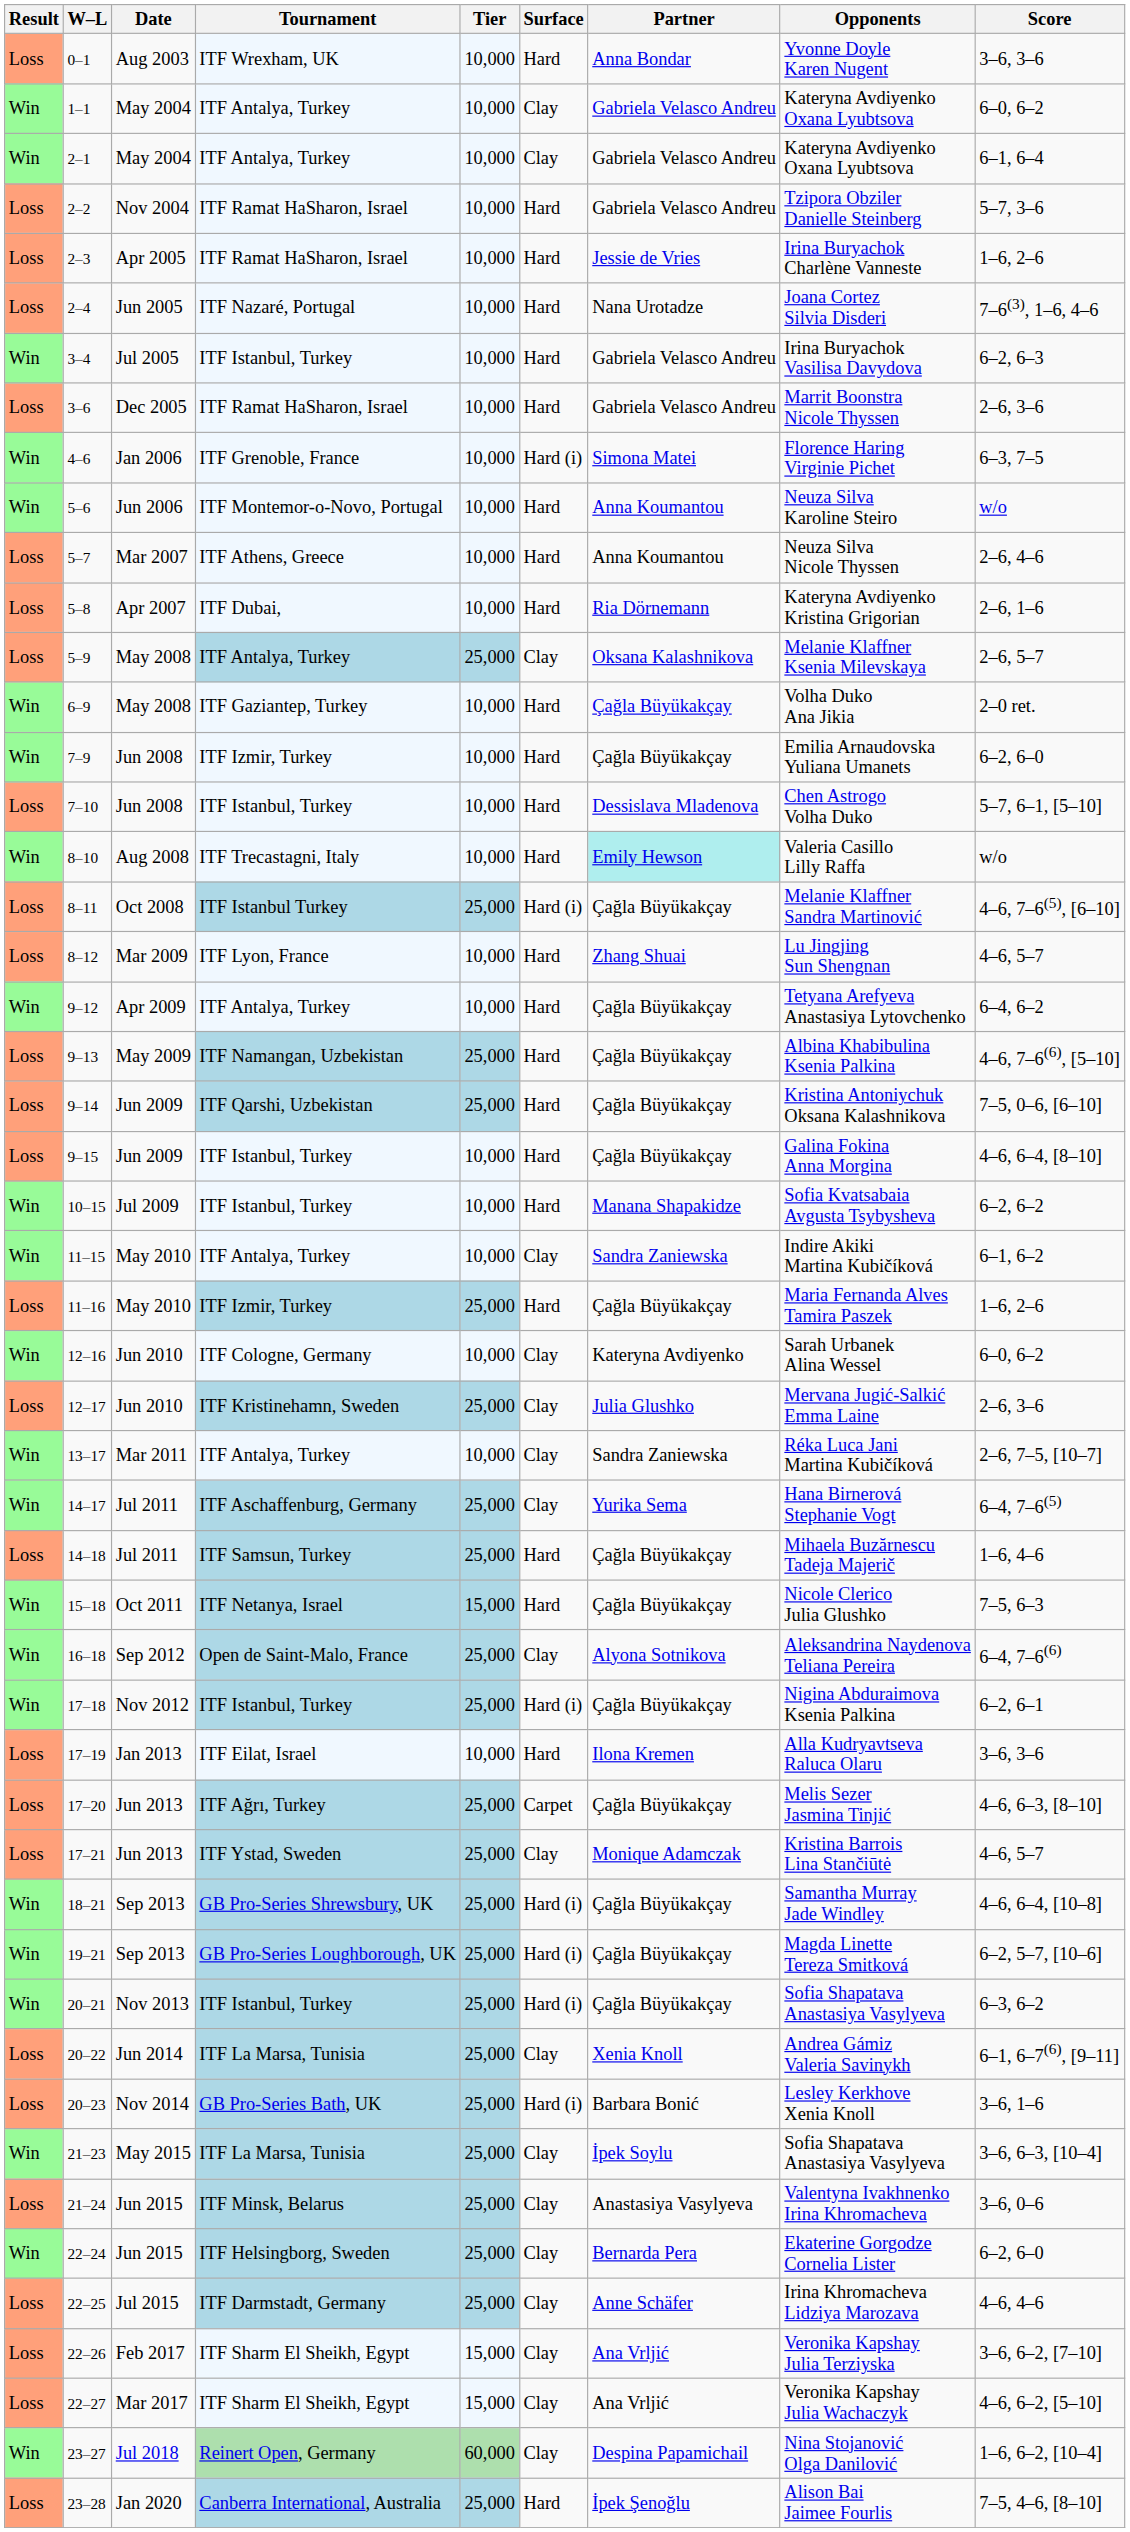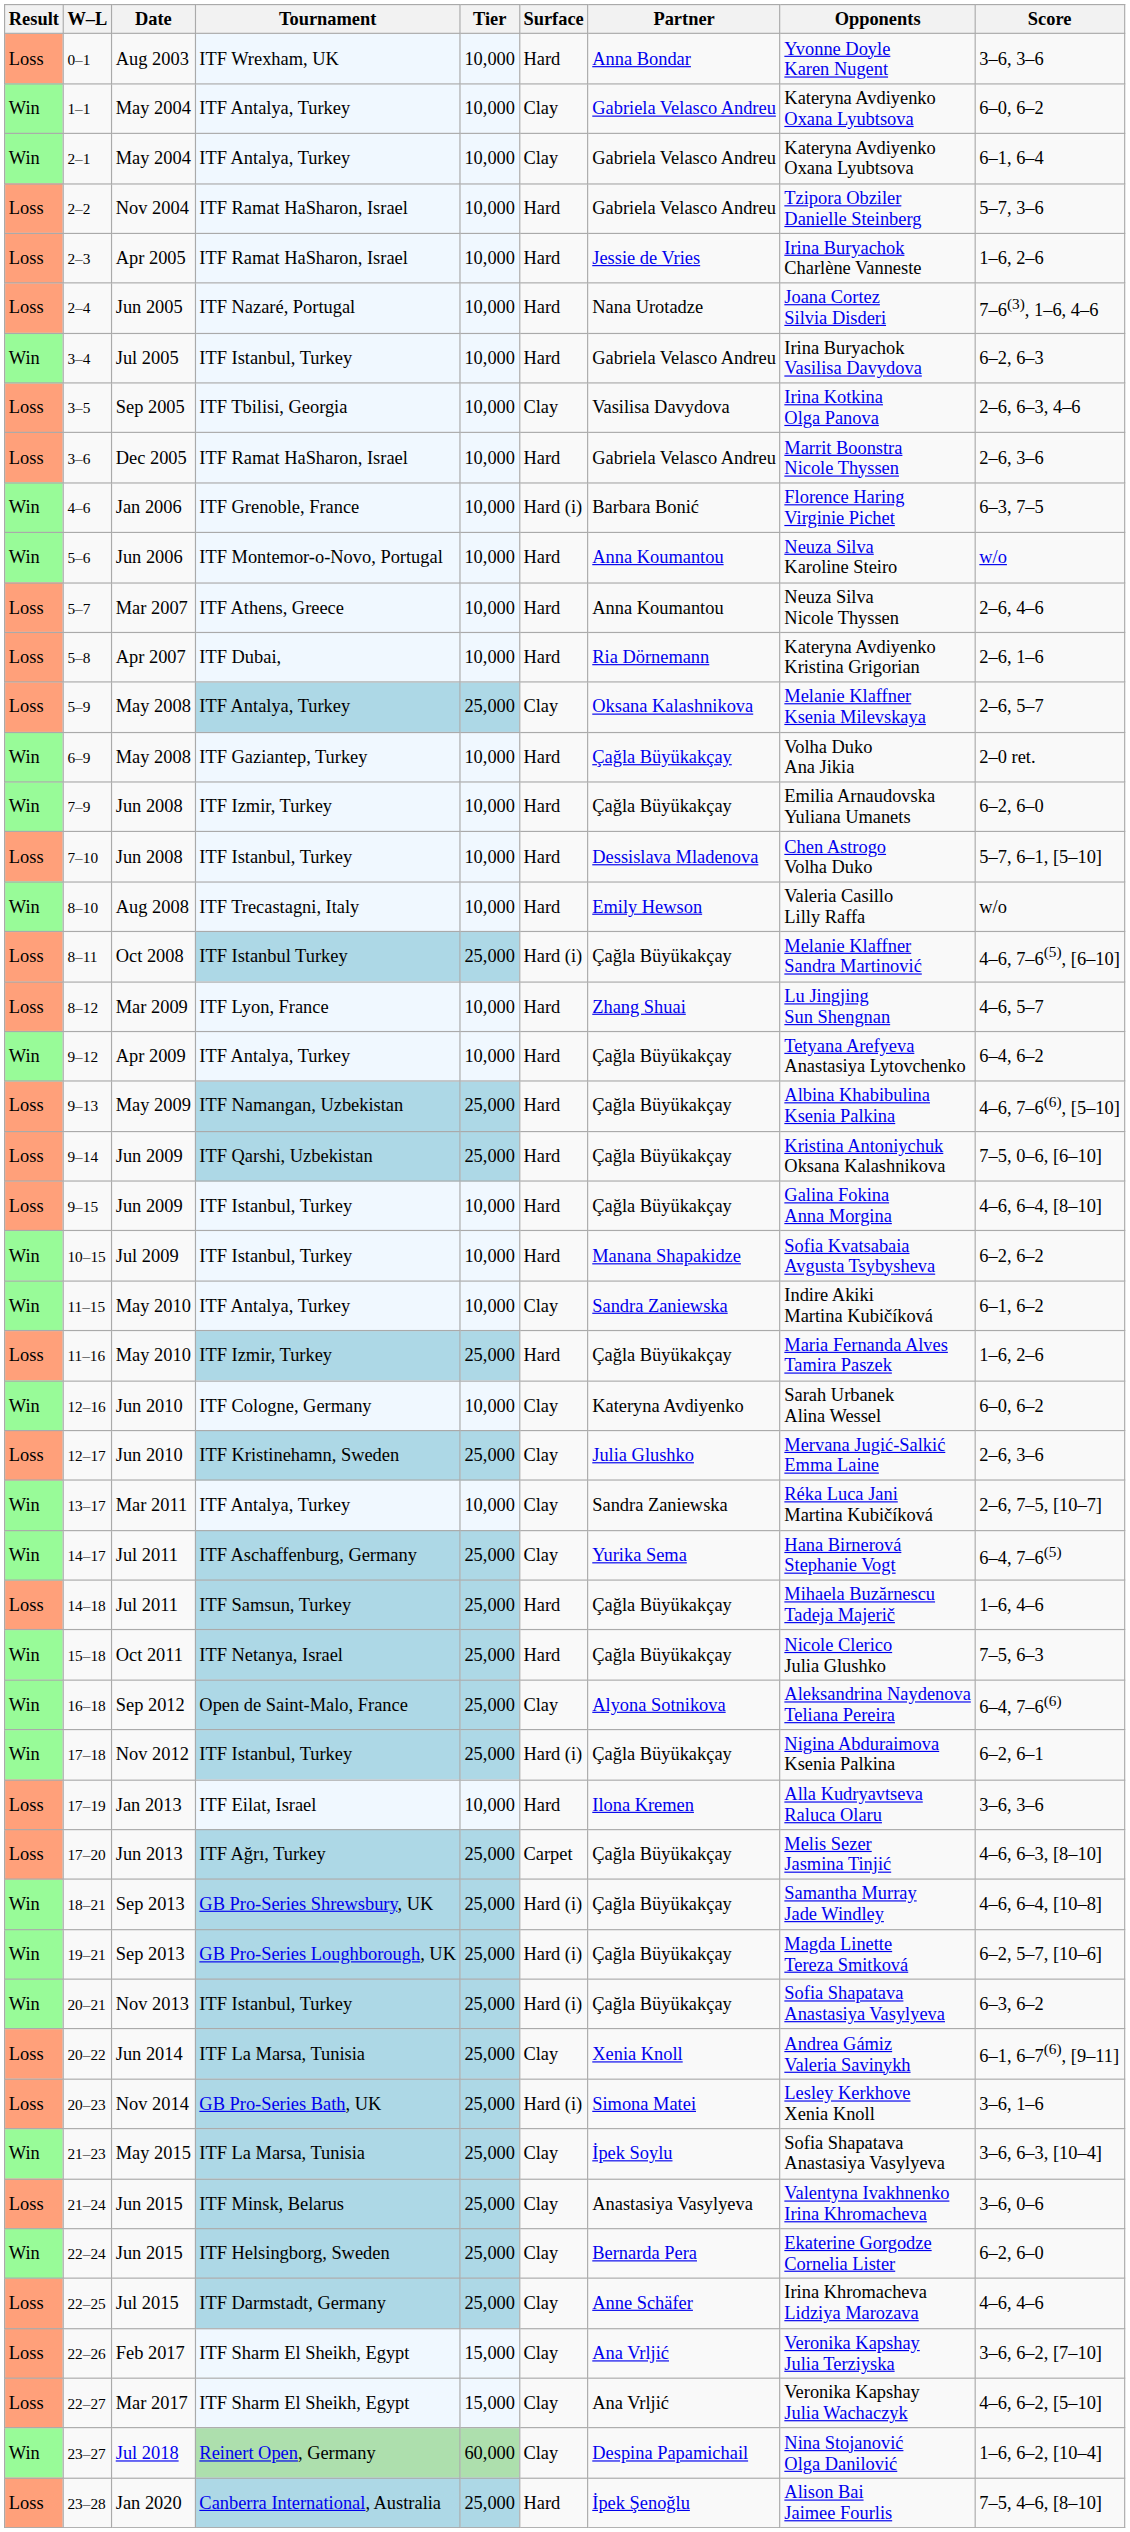+ row: (79, 408)
(644, 457) Simona Matei -> (646, 507) Barbara Bonić
(647, 856) paleturquoise background -> (647, 906) no background
(490, 1604) 15,000 -> (490, 1654) 25,000
- row: (87, 1855)
(646, 2103) Barbara Bonić -> (644, 2103) Simona Matei
